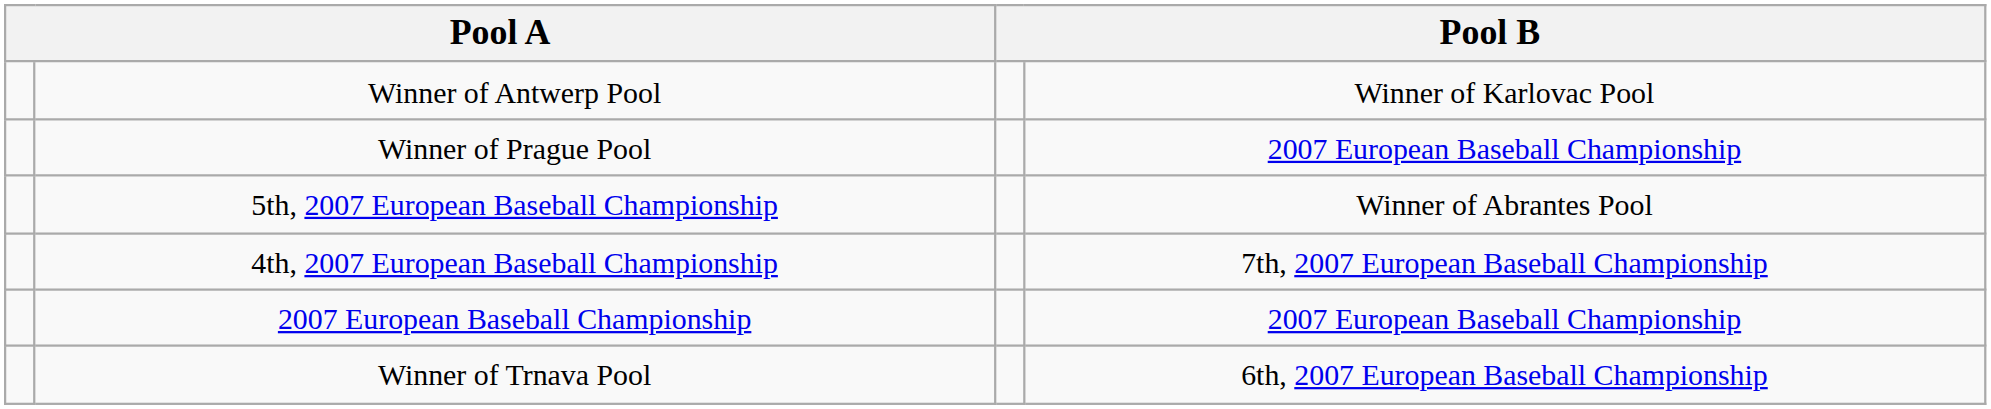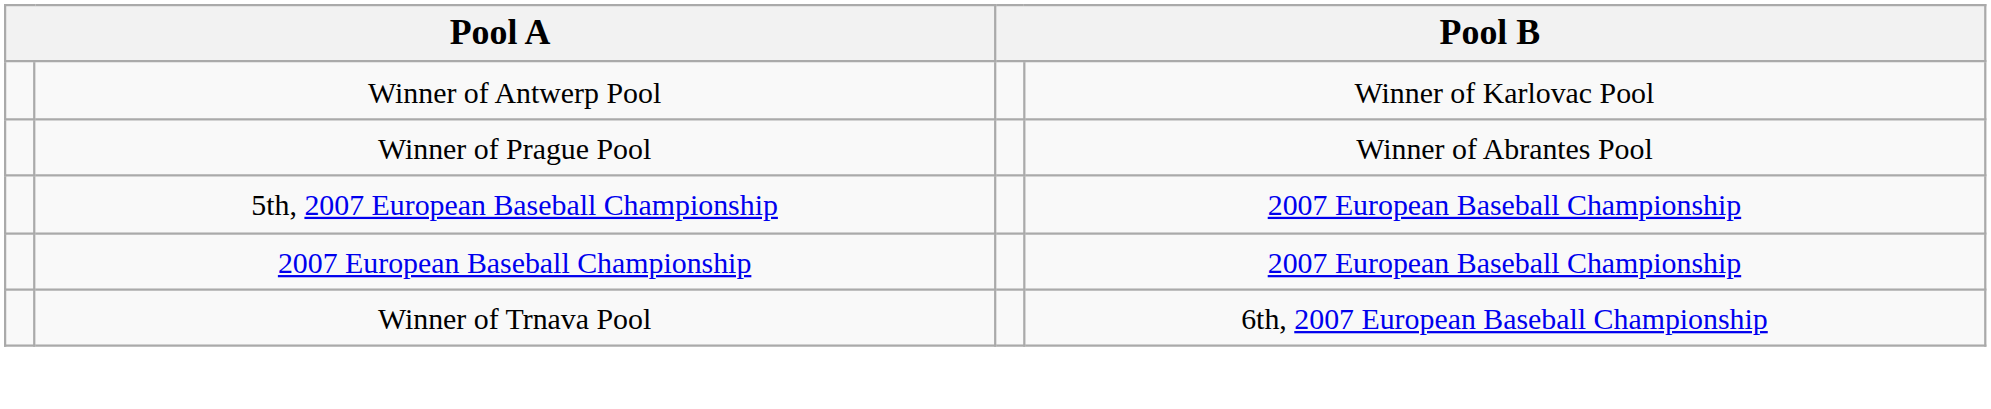(1504, 148) 2007 European Baseball Championship -> (1504, 148) Winner of Abrantes Pool
(1504, 205) Winner of Abrantes Pool -> (1504, 205) 2007 European Baseball Championship
- row: (515, 262)
